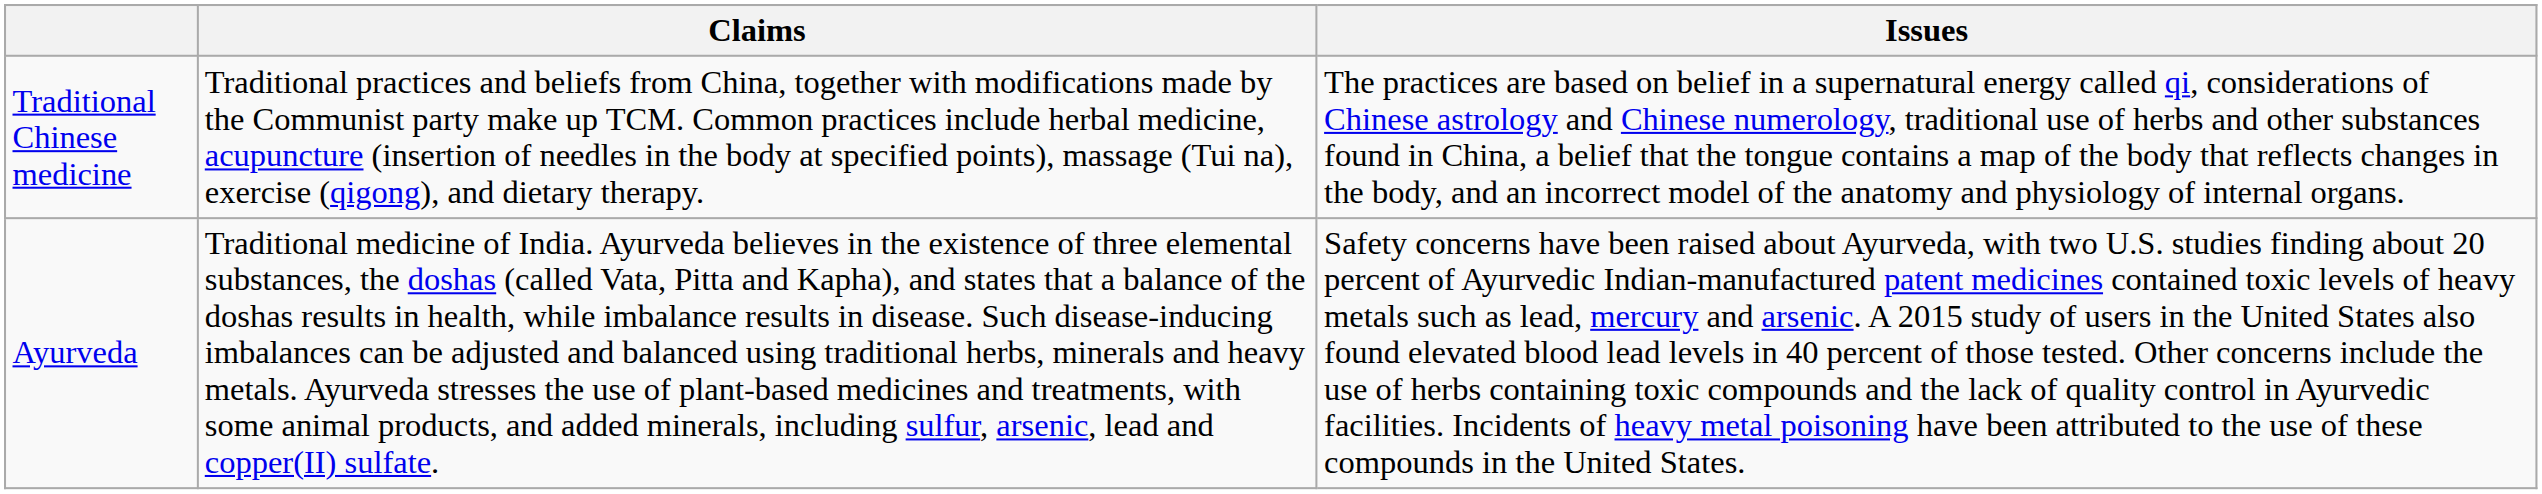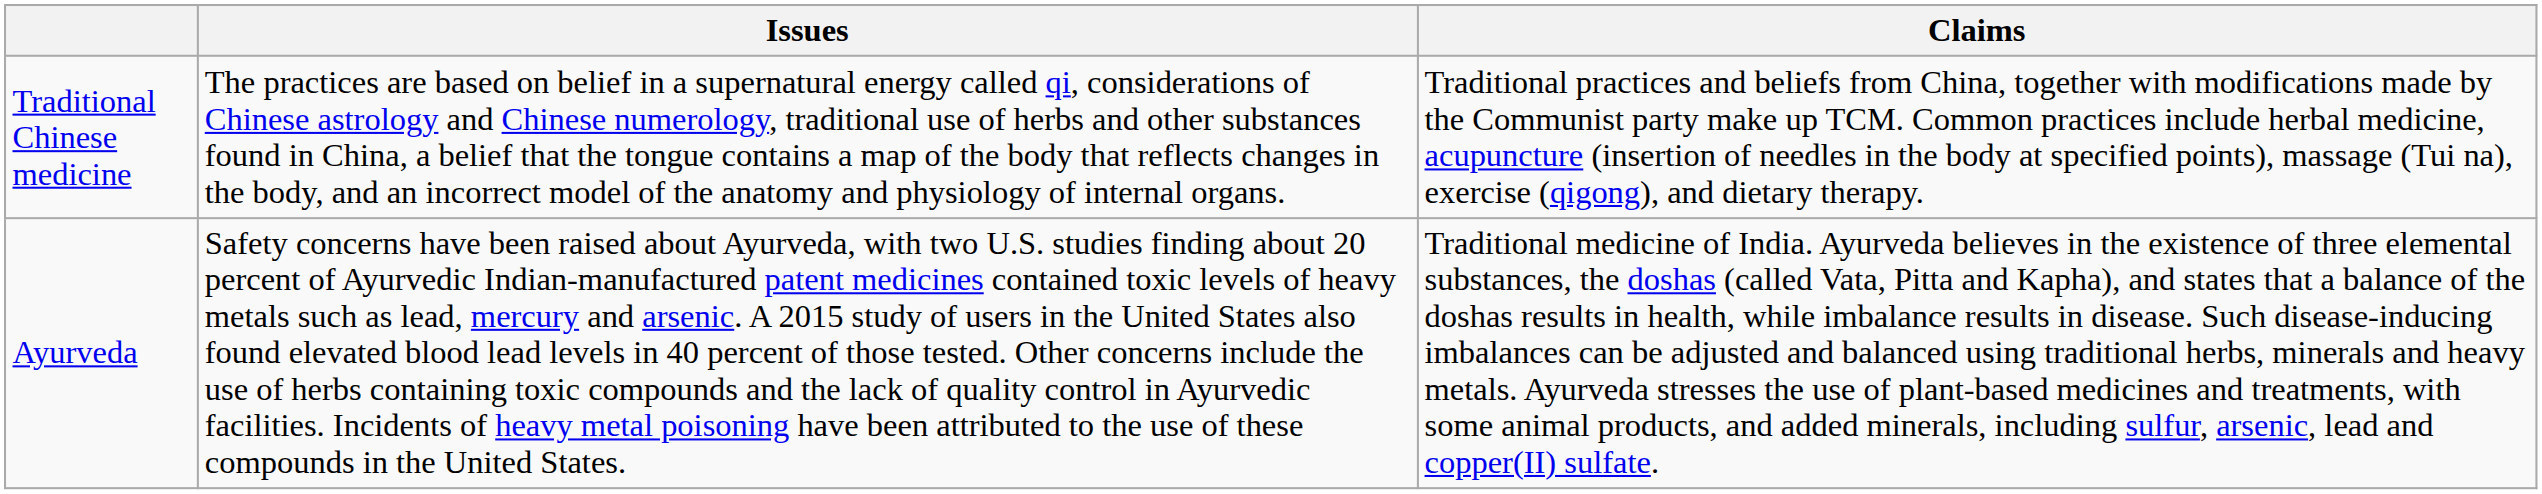columns swapped: (757, 30) <-> (1927, 30)
